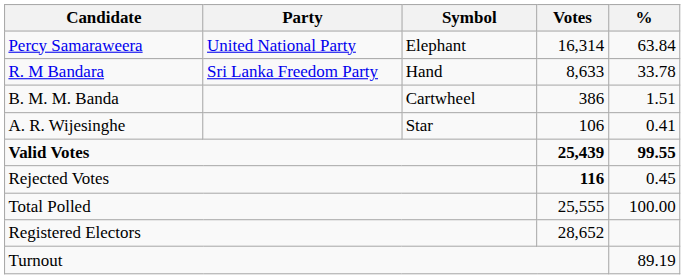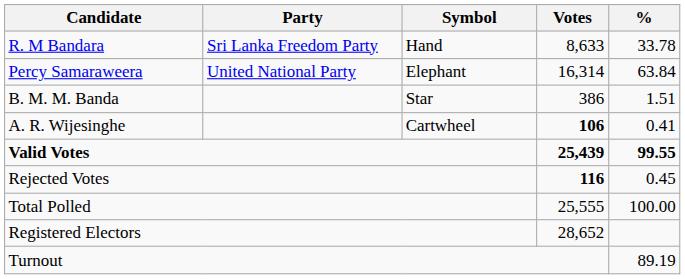rows swapped: (76, 44) <-> (56, 71)
(441, 98) Cartwheel -> (419, 98) Star
(419, 125) Star -> (441, 125) Cartwheel
(592, 125) normal -> (592, 125) bold
